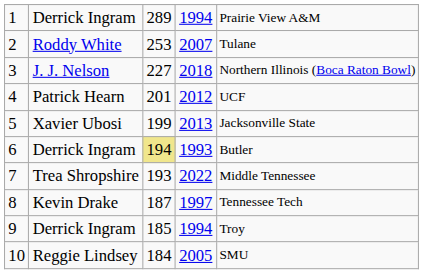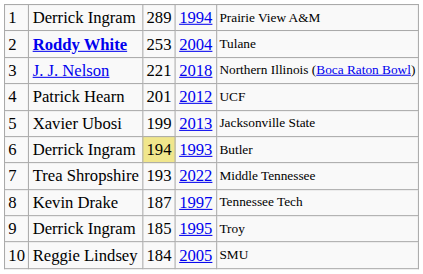(77, 44) normal -> (80, 44) bold
(196, 44) 2007 -> (196, 44) 2004
(159, 70) 227 -> (159, 70) 221
(196, 228) 1994 -> (196, 228) 1995
